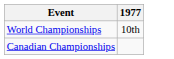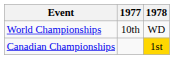+ column: (156, 12)
